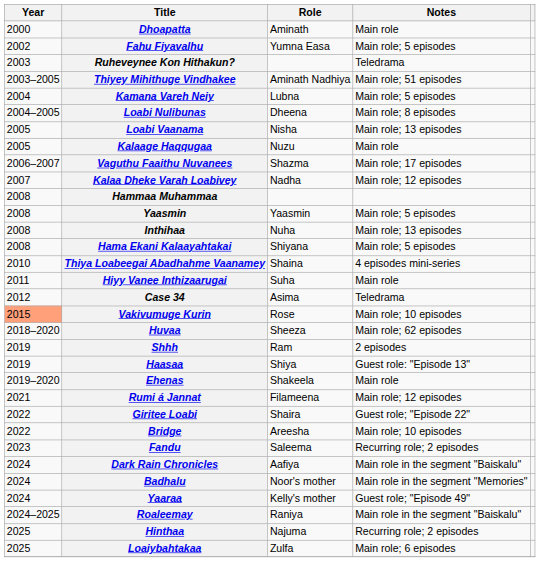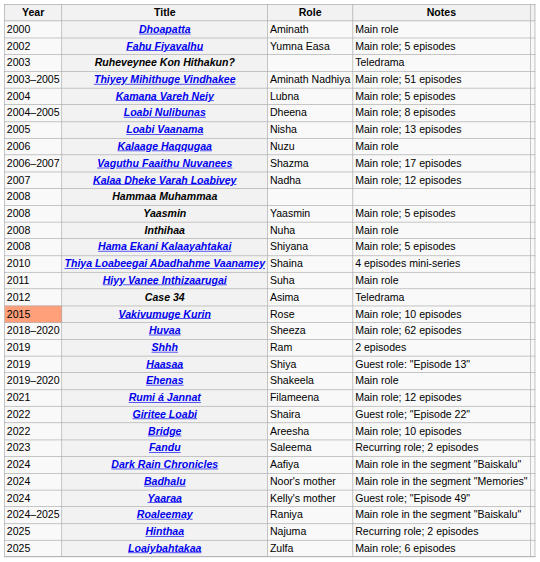(19, 146) 2005 -> (19, 146) 2006
(408, 230) Main role; 13 episodes -> (377, 230) Main role
